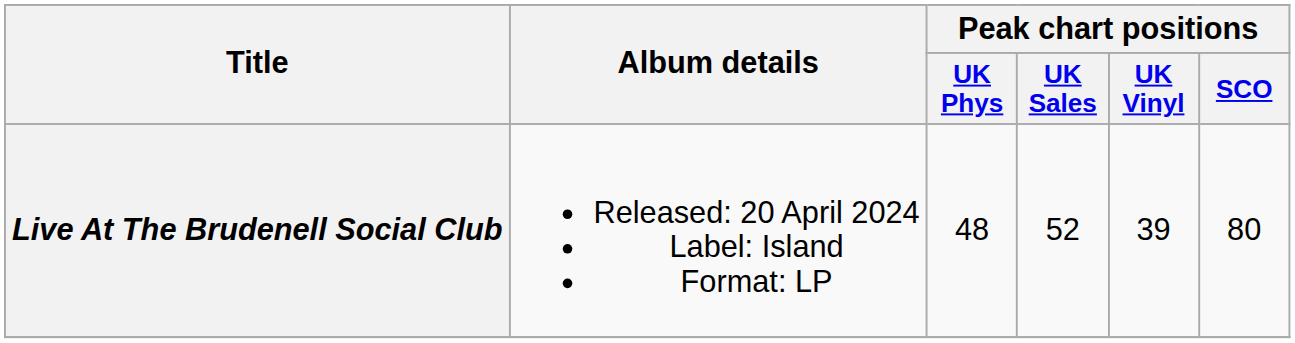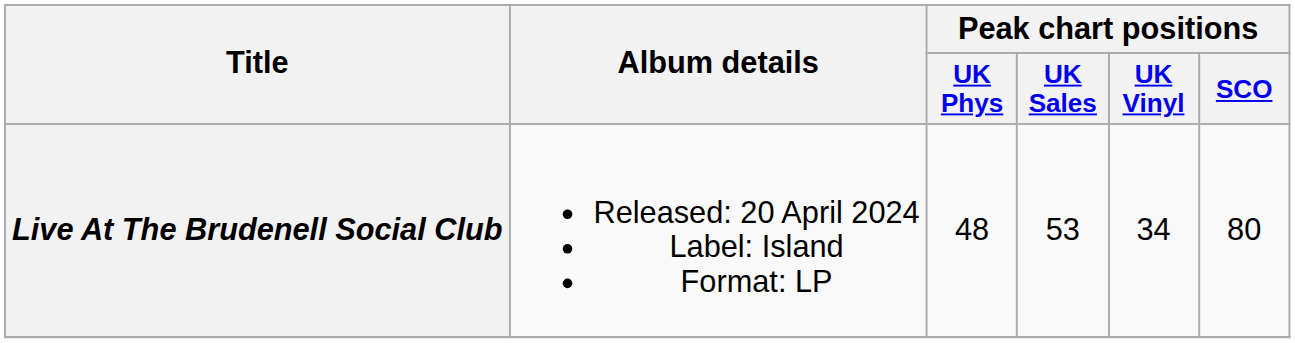(1063, 230) 52 -> (1063, 230) 53
(1153, 230) 39 -> (1153, 230) 34
